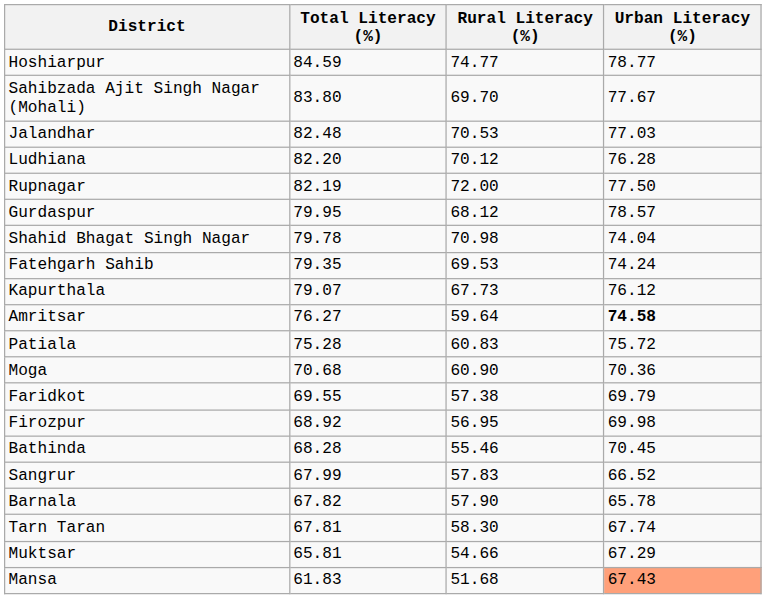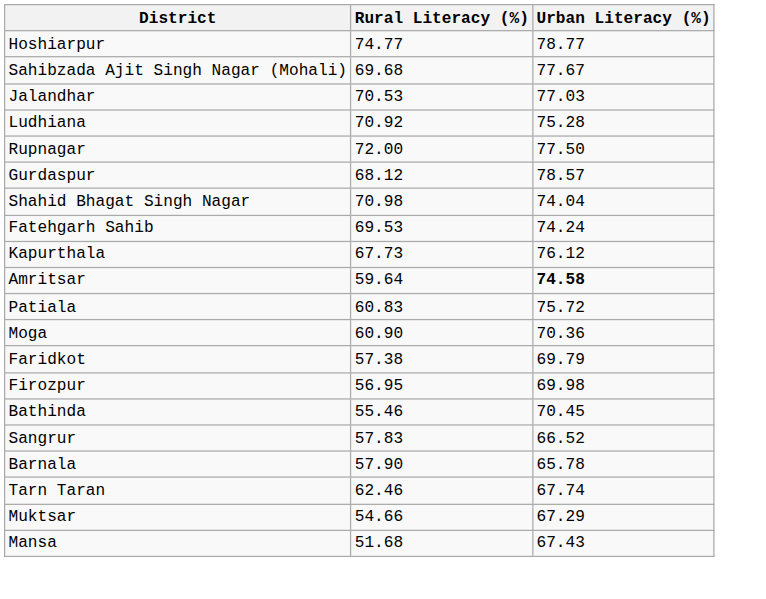- column: (368, 27)
(475, 98) 69.70 -> (379, 70) 69.68
(475, 160) 70.12 -> (379, 123) 70.92
(632, 160) 76.28 -> (561, 123) 75.28
(475, 528) 58.30 -> (379, 491) 62.46
(632, 580) lightsalmon background -> (561, 543) no background
